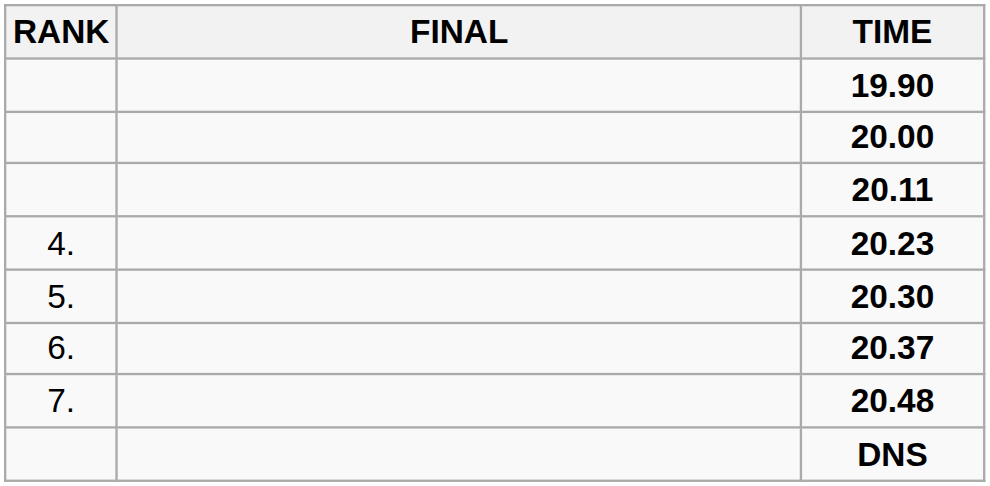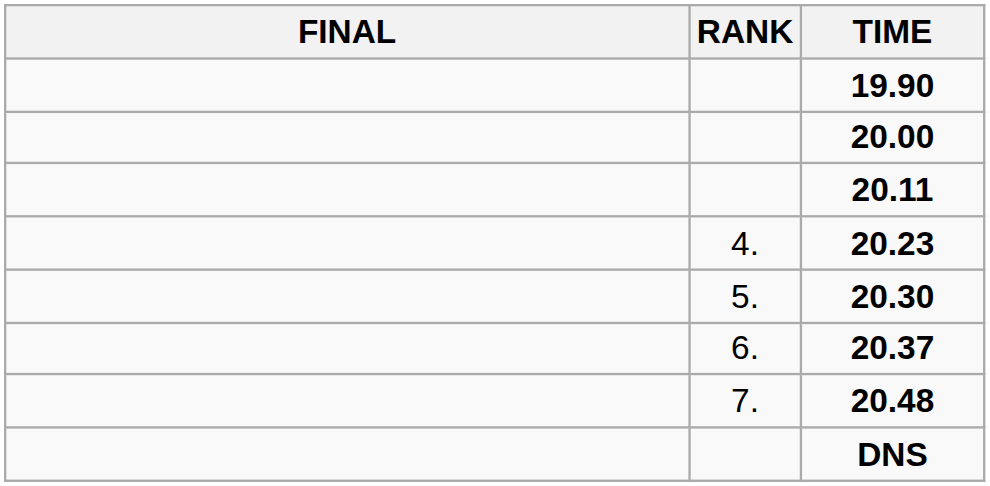columns swapped: (61, 32) <-> (459, 32)
